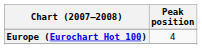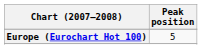(173, 37) 4 -> (173, 37) 5
